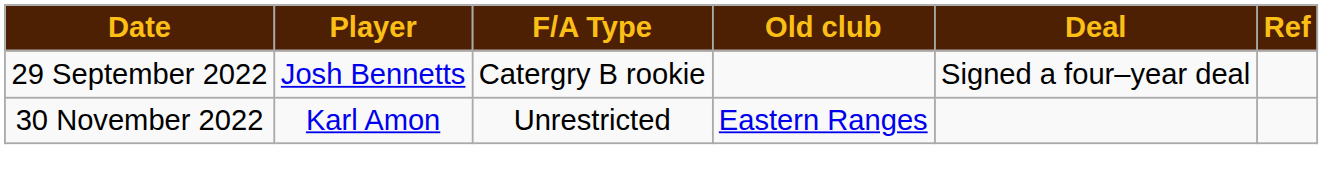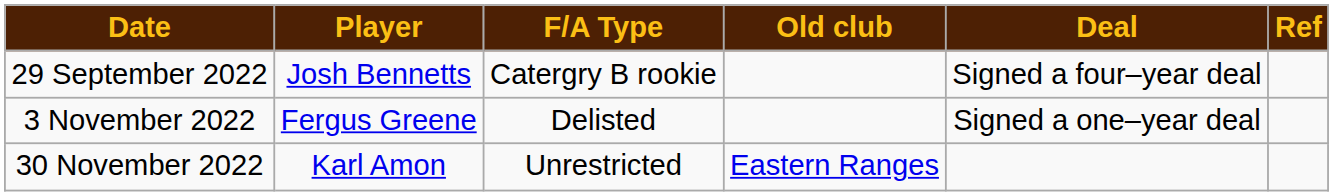+ row: (140, 119)
